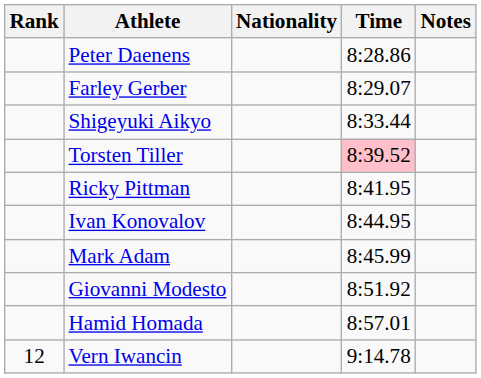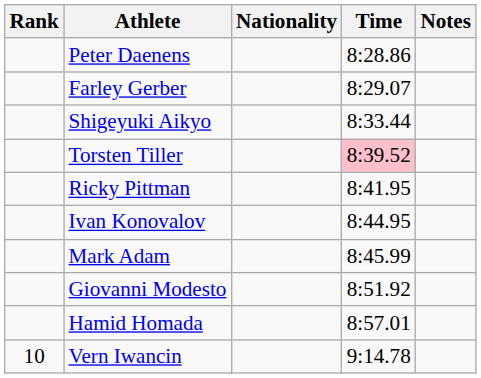(34, 356) 12 -> (34, 356) 10
